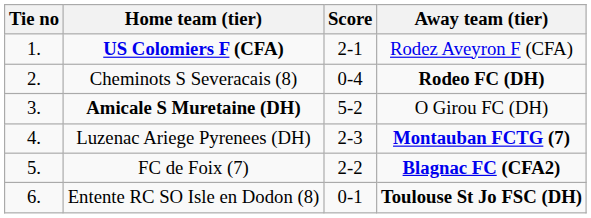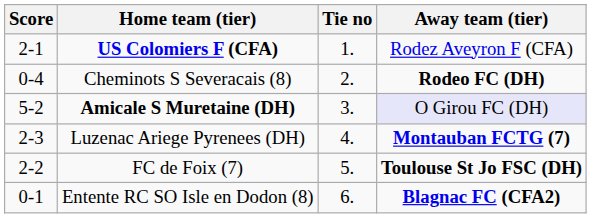columns swapped: (34, 19) <-> (350, 19)
(481, 108) no background -> (481, 108) lavender background
(481, 167) Blagnac FC (CFA2) -> (481, 167) Toulouse St Jo FSC (DH)
(481, 197) Toulouse St Jo FSC (DH) -> (481, 197) Blagnac FC (CFA2)
